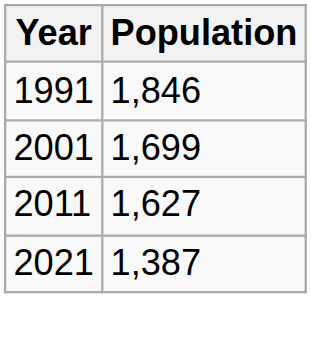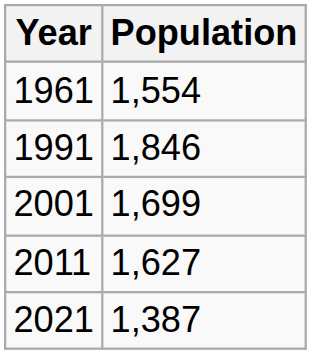+ row: (54, 90)
